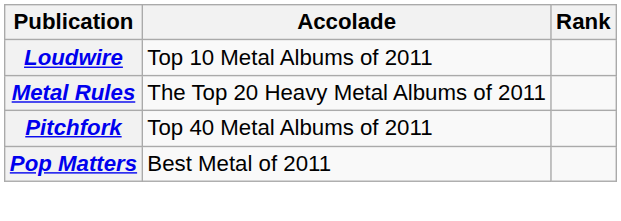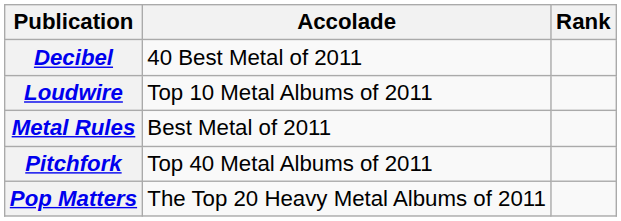+ row: (73, 57)
(347, 92) The Top 20 Heavy Metal Albums of 2011 -> (239, 127) Best Metal of 2011
(239, 163) Best Metal of 2011 -> (347, 198) The Top 20 Heavy Metal Albums of 2011
